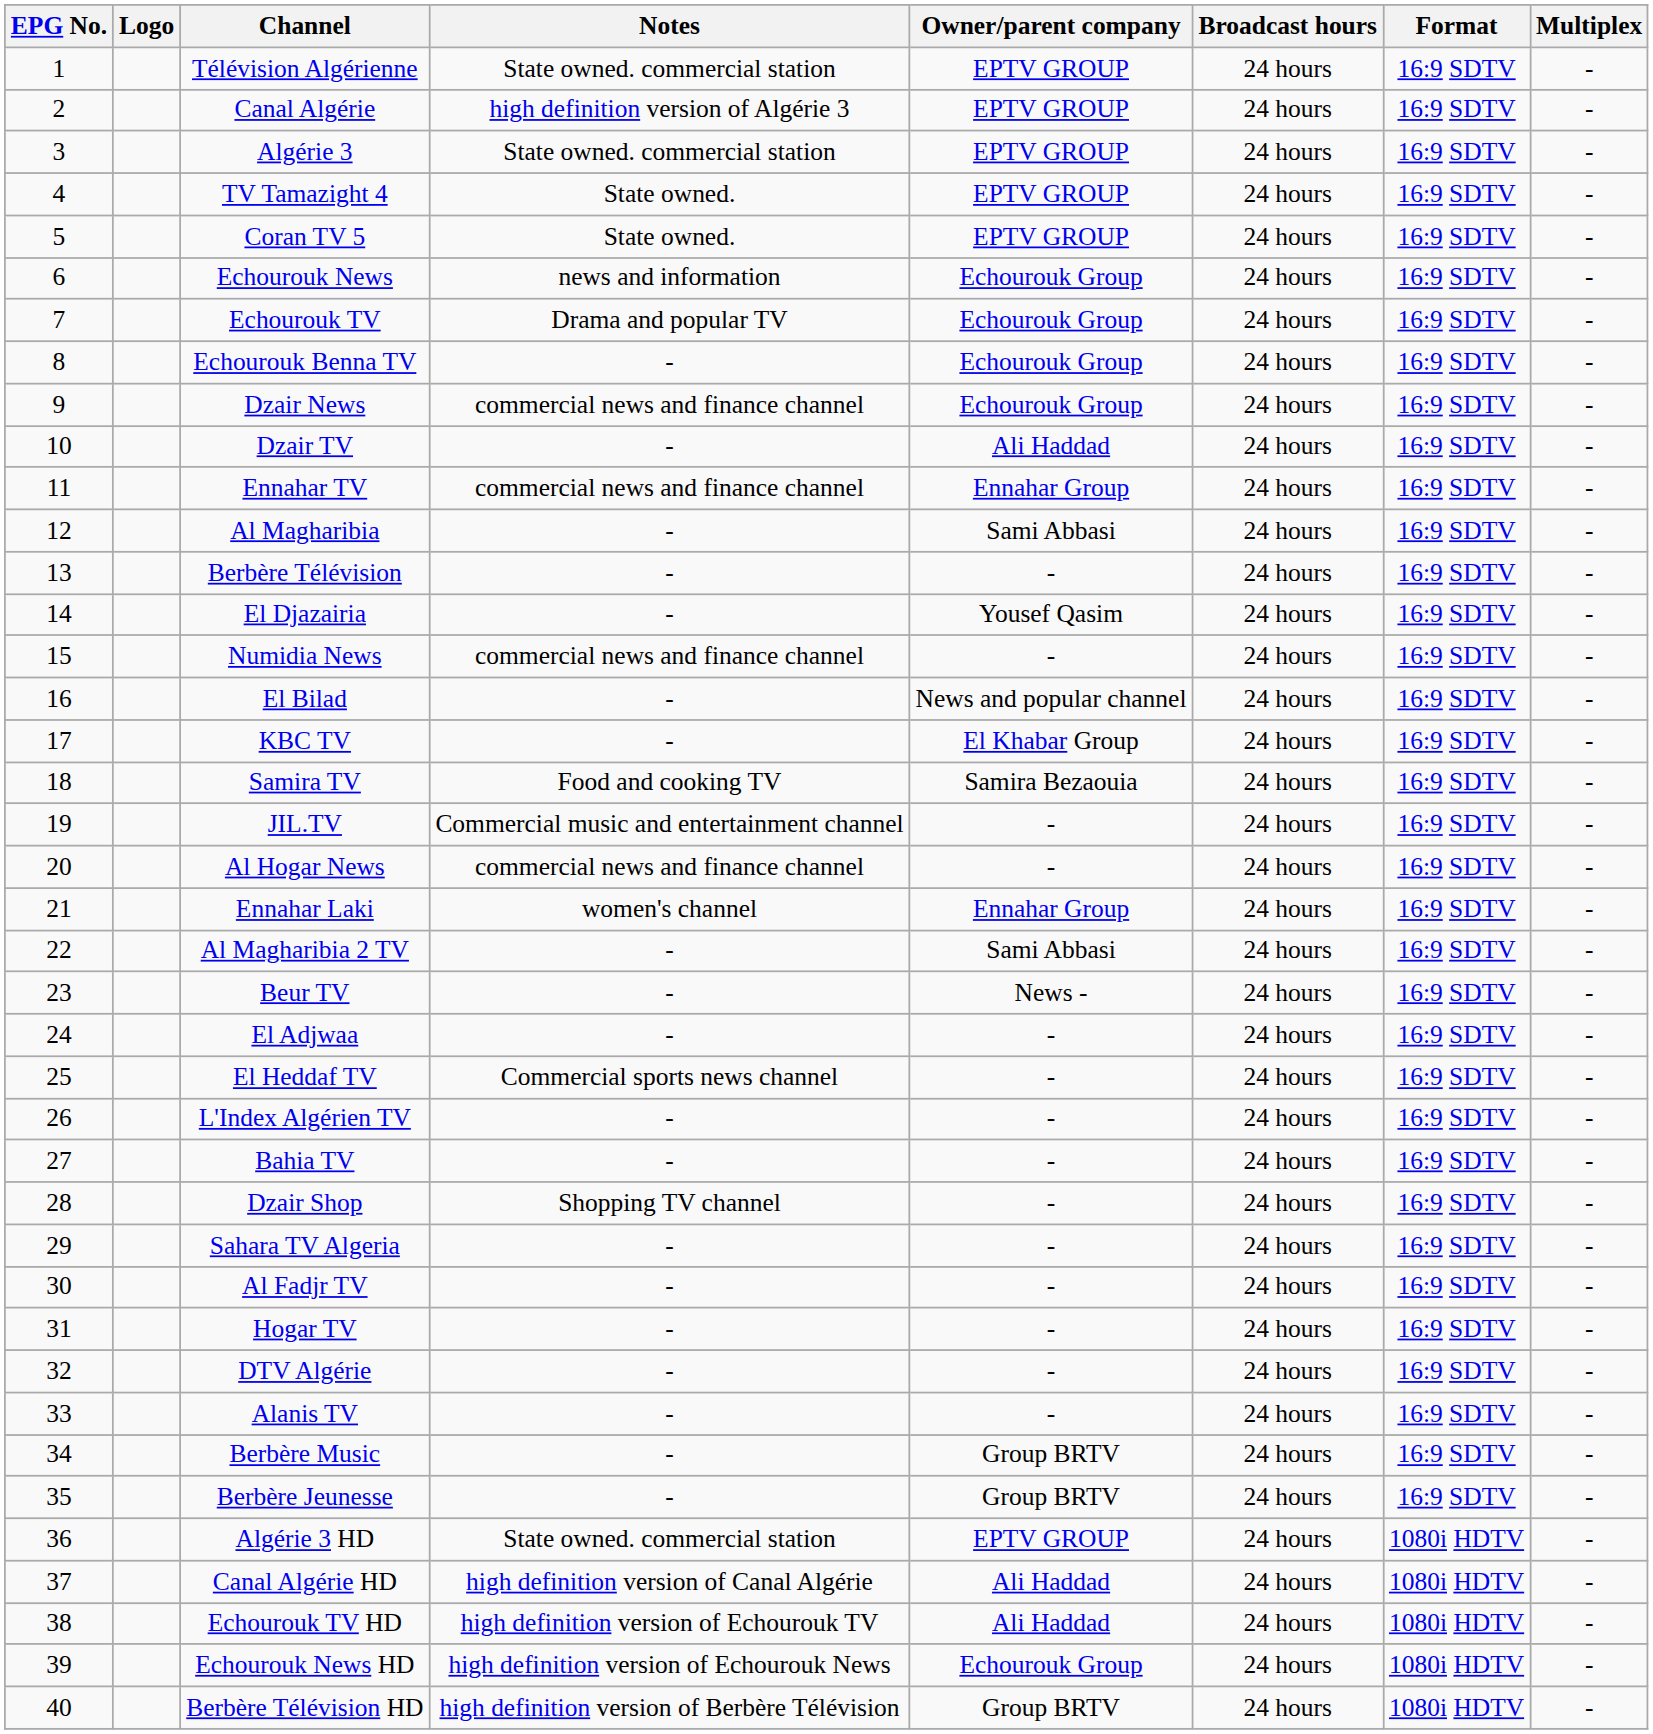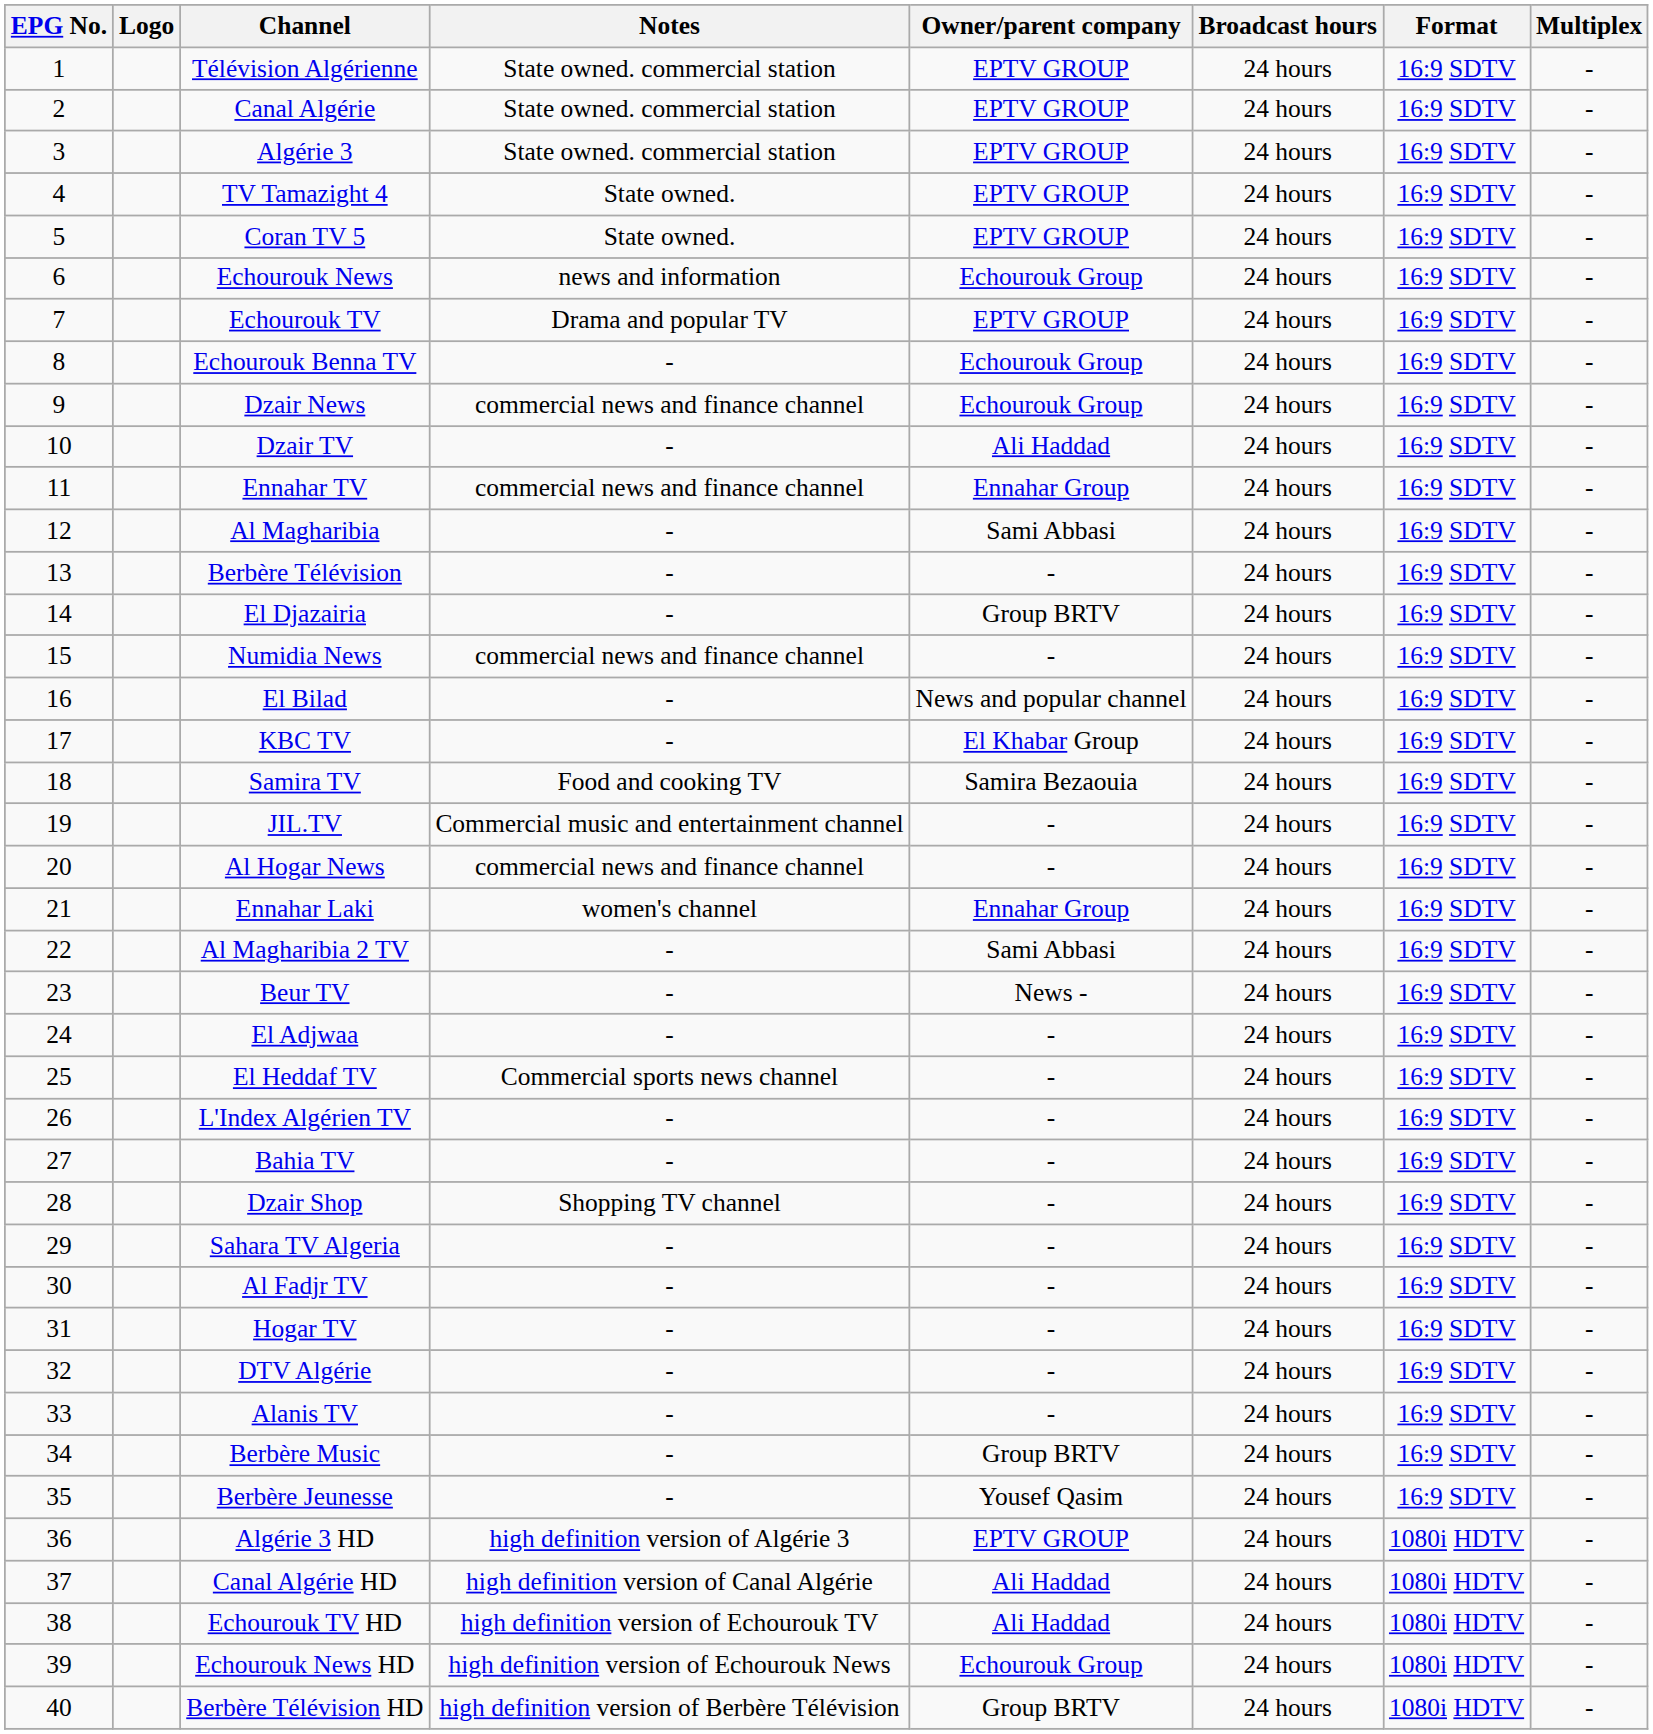(669, 109) high definition version of Algérie 3 -> (670, 109) State owned. commercial station
(1051, 320) Echourouk Group -> (1051, 320) EPTV GROUP
(1051, 614) Yousef Qasim -> (1051, 614) Group BRTV
(1051, 1497) Group BRTV -> (1051, 1497) Yousef Qasim
(670, 1539) State owned. commercial station -> (669, 1539) high definition version of Algérie 3
